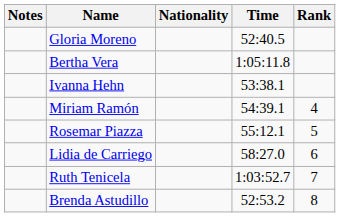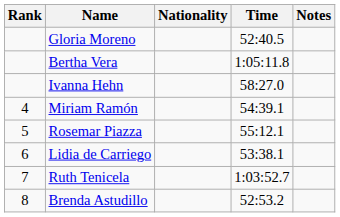columns swapped: (314, 16) <-> (25, 16)
(263, 85) 53:38.1 -> (262, 85) 58:27.0
(263, 154) 58:27.0 -> (262, 154) 53:38.1
